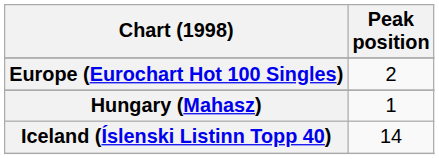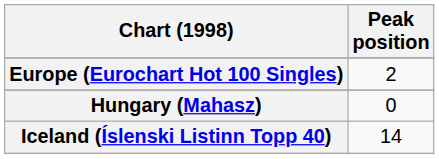(391, 105) 1 -> (391, 105) 0
